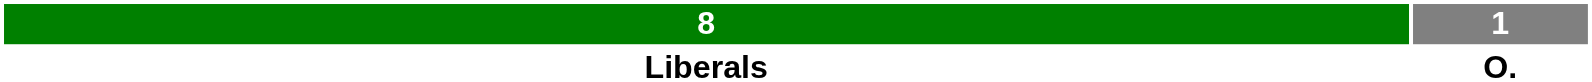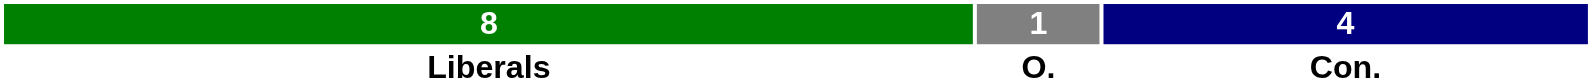+ column: (1345, 23)
